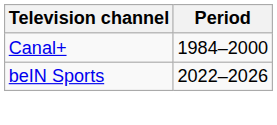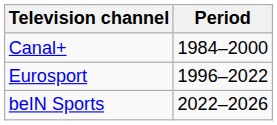+ row: (48, 76)
